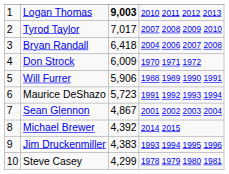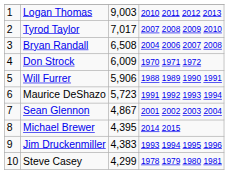(124, 12) bold -> (124, 12) normal
(124, 45) 6,418 -> (124, 45) 6,508
(124, 128) 4,392 -> (124, 128) 4,395
